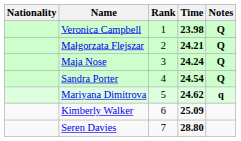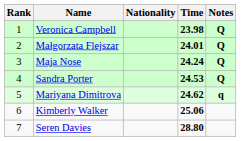columns swapped: (163, 12) <-> (32, 12)
(192, 45) 24.21 -> (192, 45) 24.01
(192, 78) 24.54 -> (192, 78) 24.53
(192, 111) 25.09 -> (192, 111) 25.06
